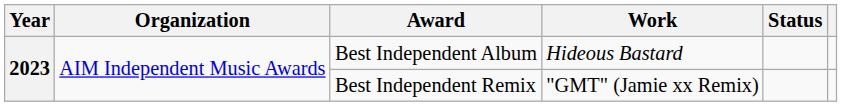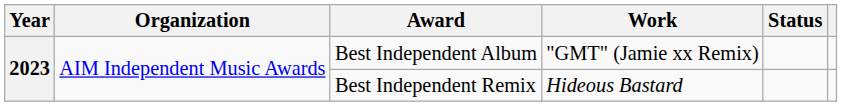(615, 52) Hideous Bastard -> (653, 52) "GMT" (Jamie xx Remix)
(653, 85) "GMT" (Jamie xx Remix) -> (615, 85) Hideous Bastard
